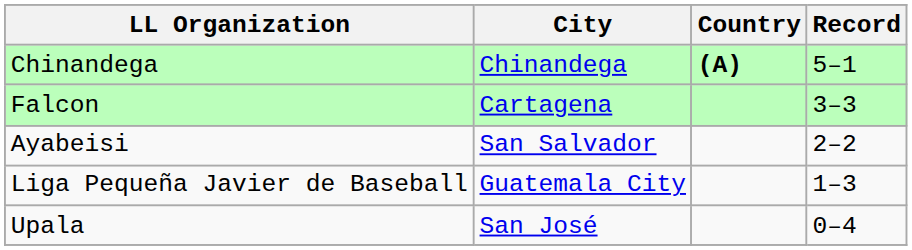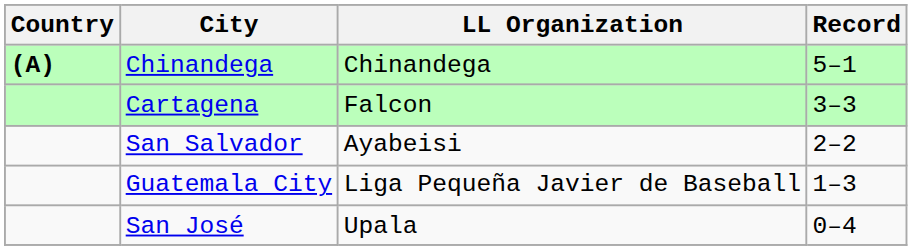columns swapped: (749, 25) <-> (239, 25)
